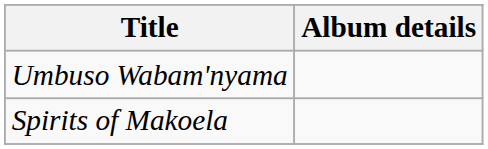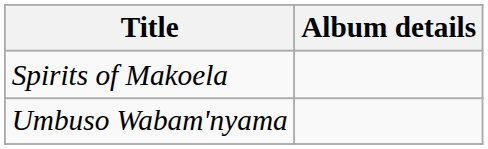rows swapped: (120, 120) <-> (150, 74)
